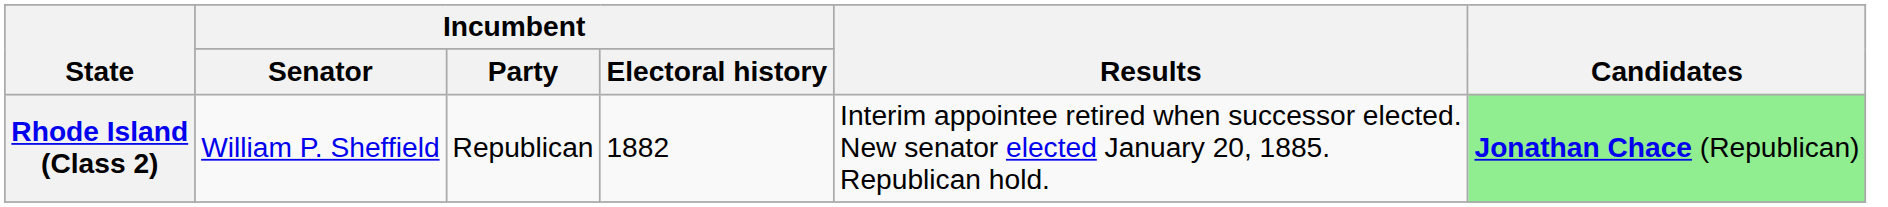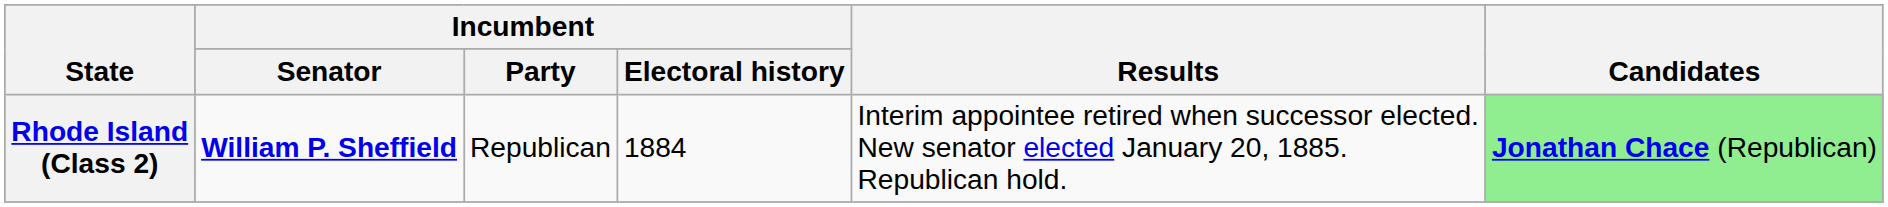(320, 147) normal -> (329, 147) bold
(638, 147) 1882 -> (655, 147) 1884
